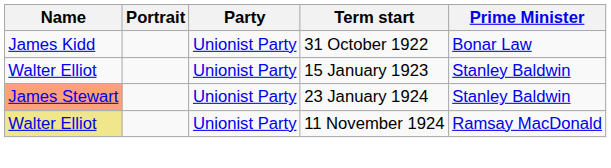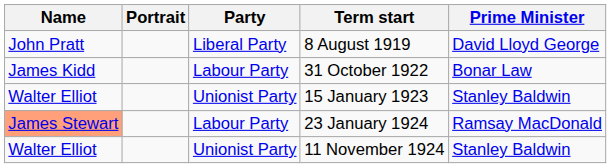+ row: (357, 44)
(245, 44) Unionist Party -> (241, 70) Labour Party
(245, 96) Unionist Party -> (241, 123) Labour Party
(511, 96) Stanley Baldwin -> (527, 123) Ramsay MacDonald
(52, 123) khaki background -> (52, 149) no background
(527, 123) Ramsay MacDonald -> (511, 149) Stanley Baldwin
